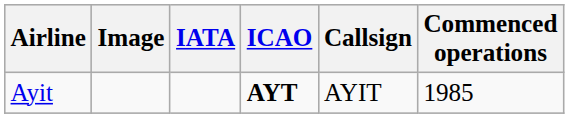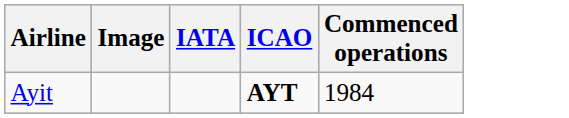- column: (368, 38)
(449, 92) 1985 -> (349, 92) 1984
